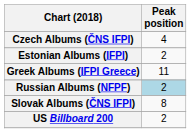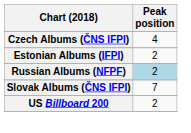- row: (73, 71)
(164, 103) 8 -> (155, 87) 7
